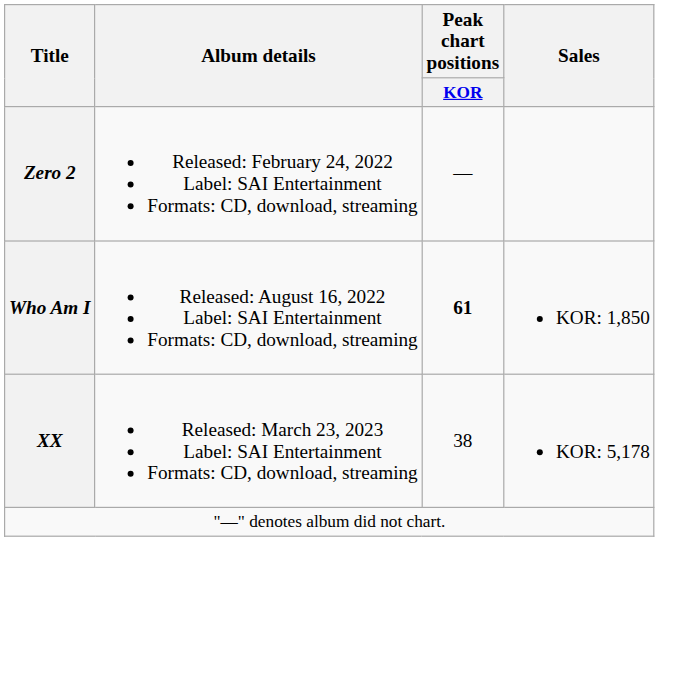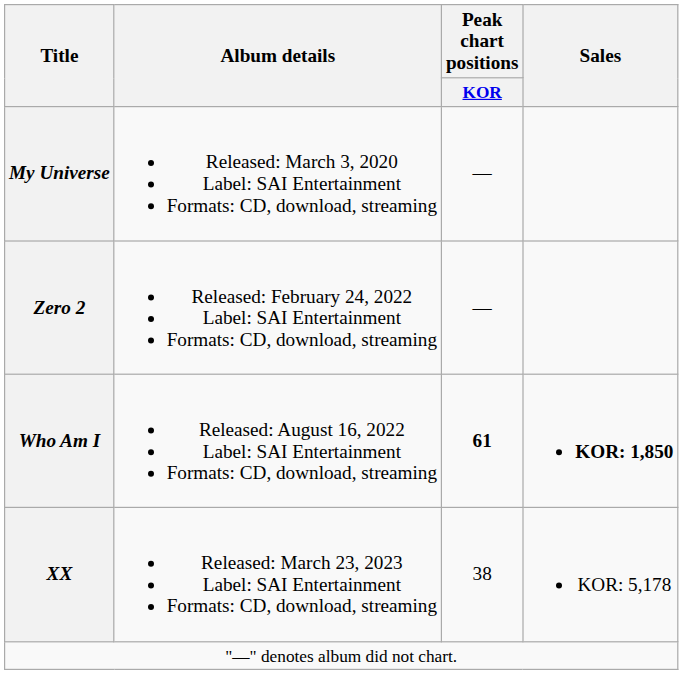+ row: (59, 173)
(579, 318) normal -> (600, 452) bold
